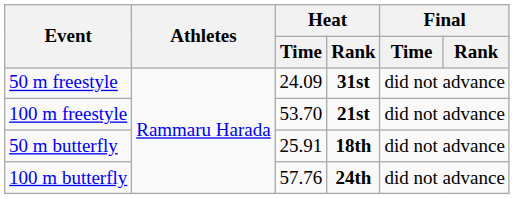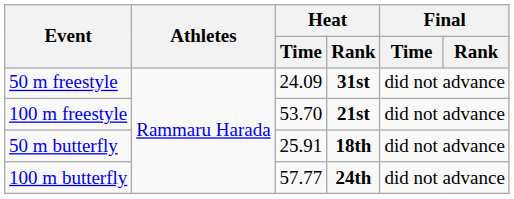(301, 177) 57.76 -> (301, 177) 57.77
